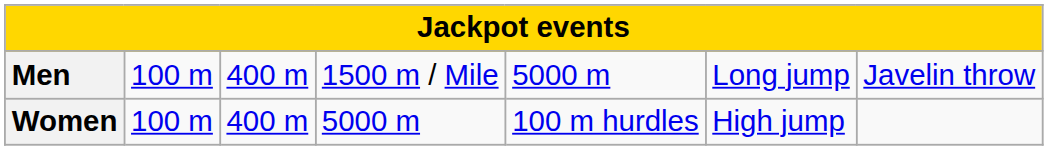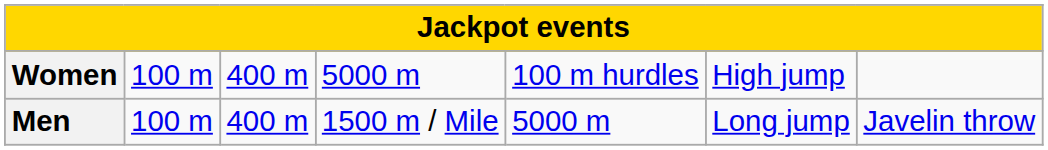rows swapped: (41, 74) <-> (65, 121)
